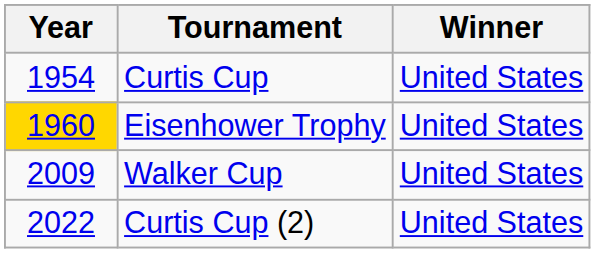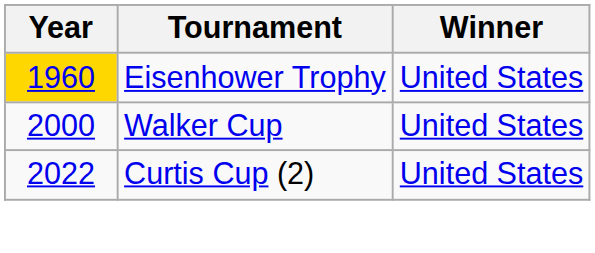- row: (196, 77)
(61, 174) 2009 -> (61, 125) 2000
